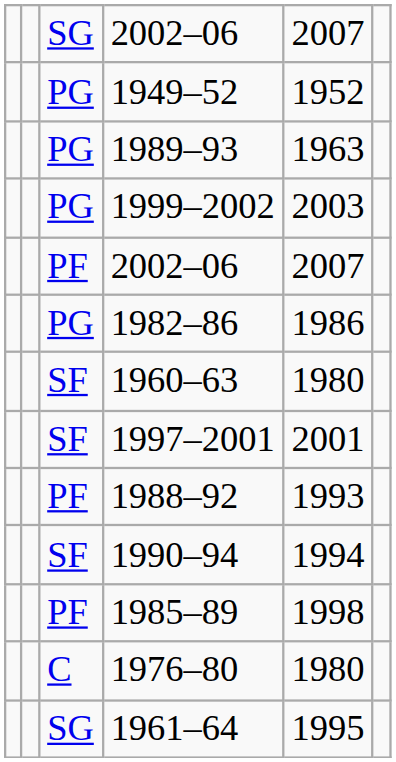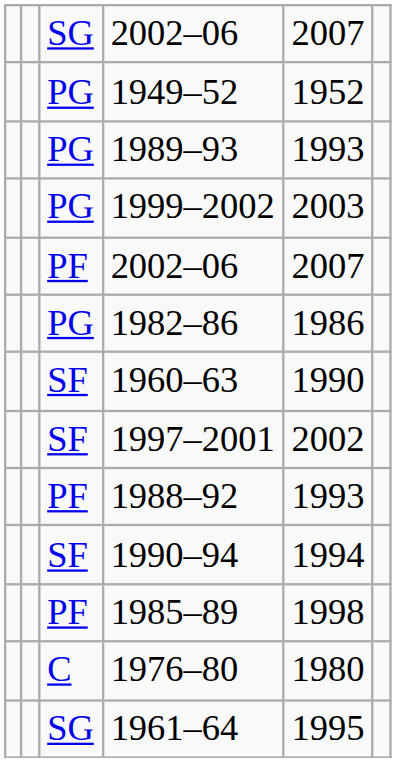(328, 149) 1963 -> (328, 149) 1993
(328, 380) 1980 -> (328, 380) 1990
(328, 438) 2001 -> (328, 438) 2002
